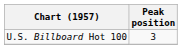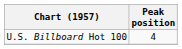(153, 37) 3 -> (153, 37) 4
